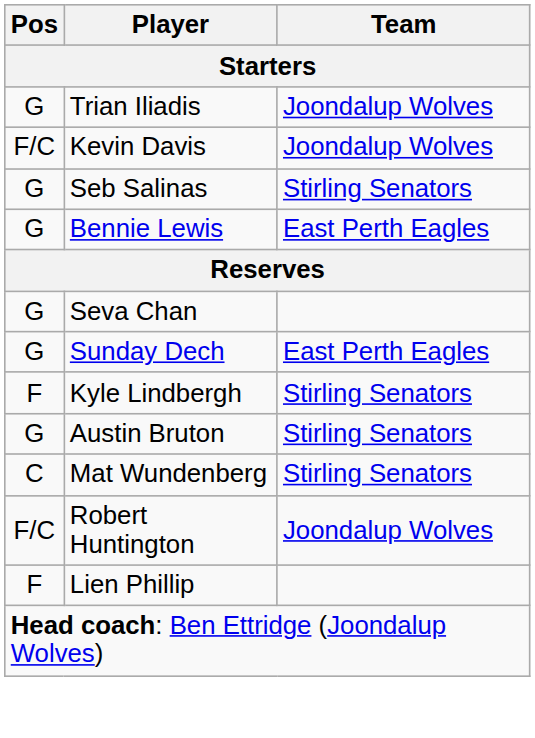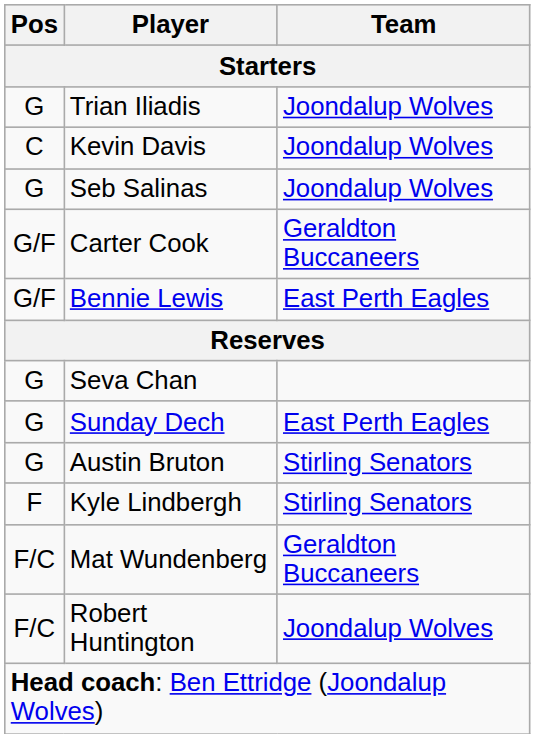(34, 147) F/C -> (34, 147) C
(377, 188) Stirling Senators -> (388, 188) Joondalup Wolves
+ row: (139, 243)
(34, 229) G -> (34, 299) G/F
rows swapped: (147, 433) <-> (156, 392)
(34, 474) C -> (34, 558) F/C
(377, 474) Stirling Senators -> (351, 558) Geraldton Buccaneers
- row: (132, 585)
